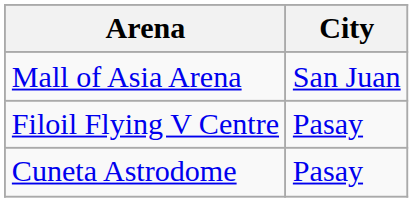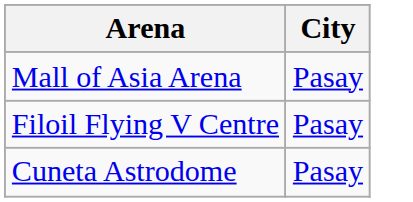(347, 76) San Juan -> (328, 76) Pasay
